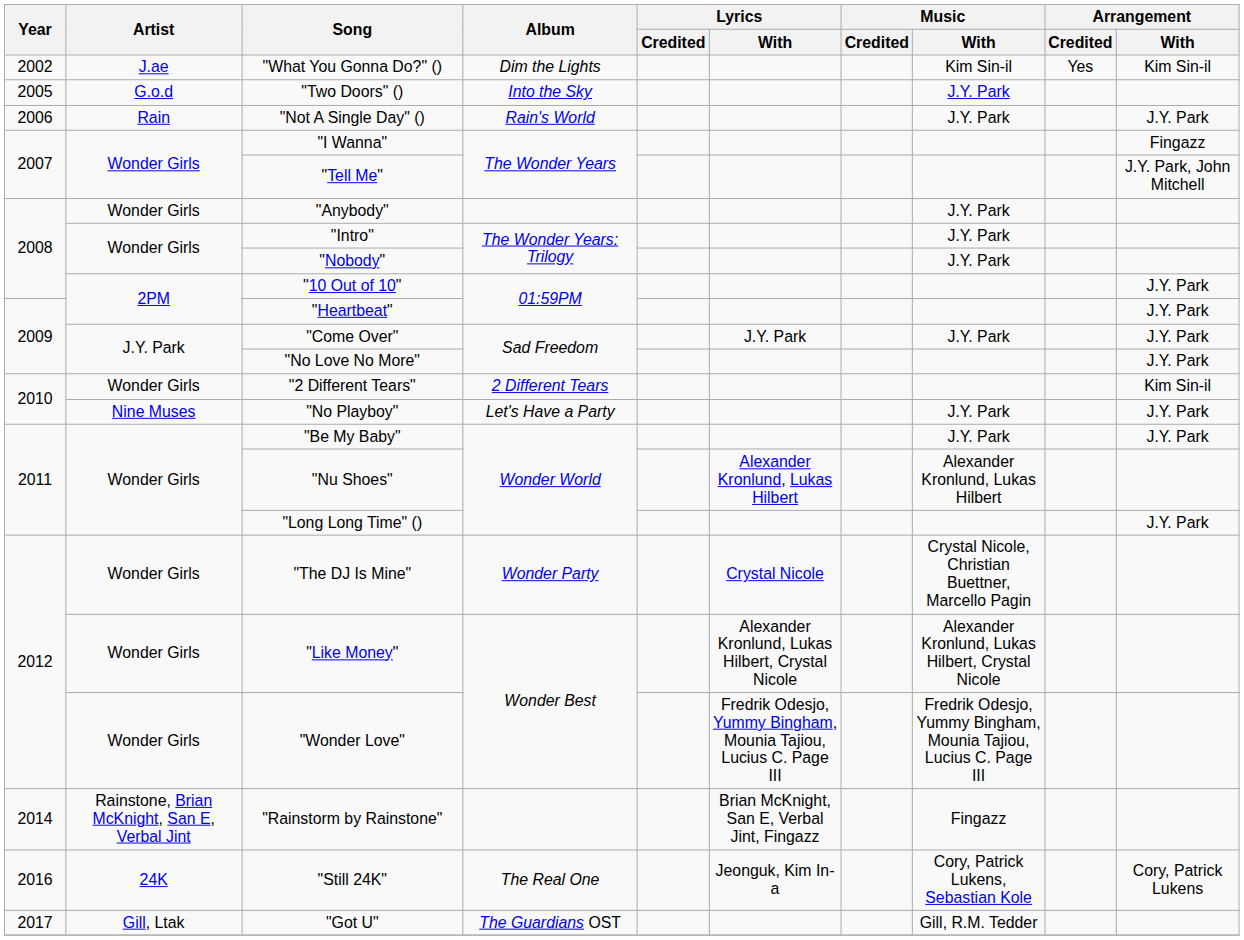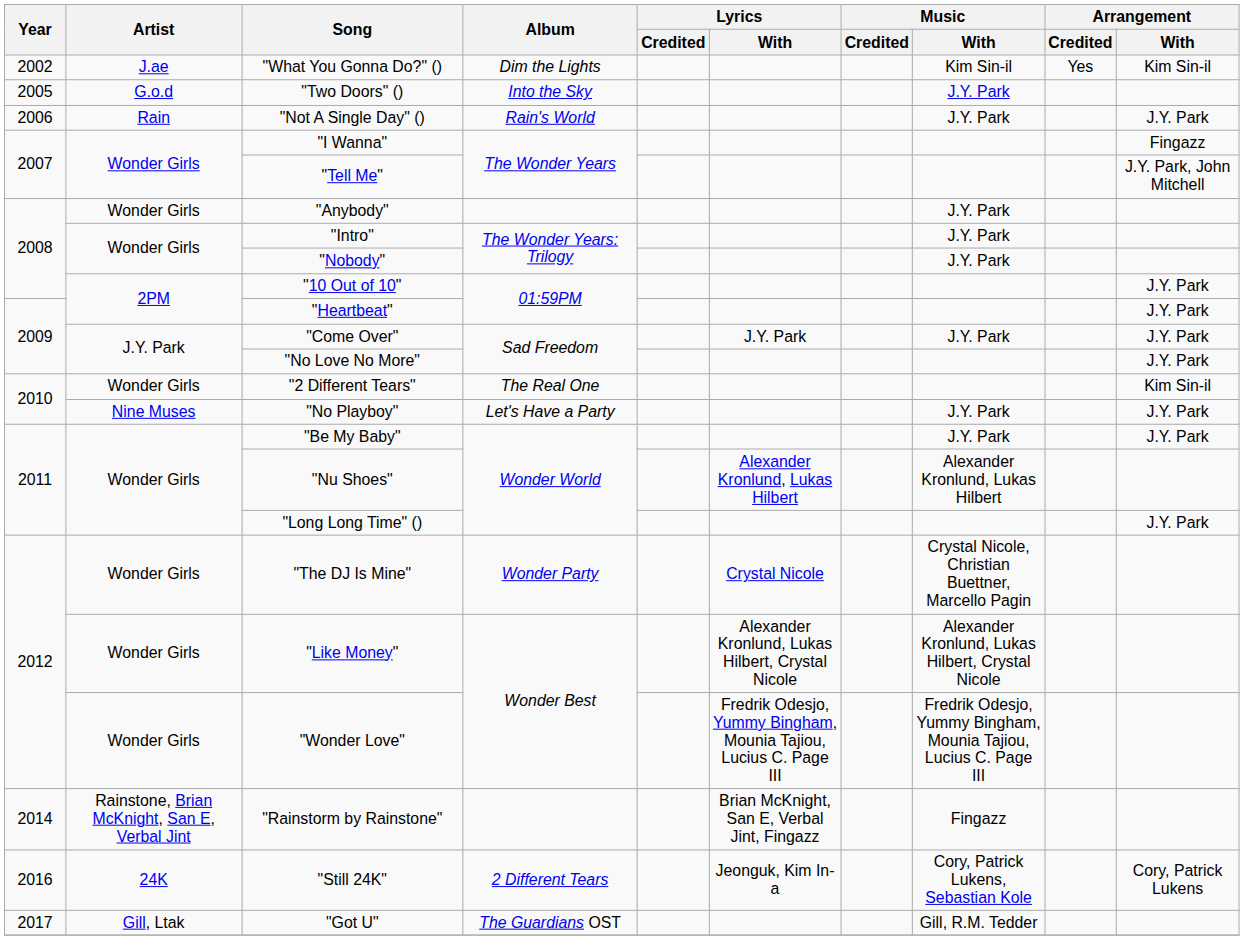(550, 386) 2 Different Tears -> (550, 386) The Real One
(550, 879) The Real One -> (550, 879) 2 Different Tears
